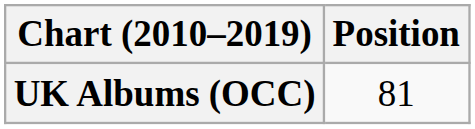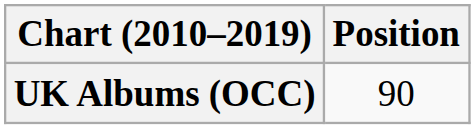(396, 92) 81 -> (396, 92) 90
